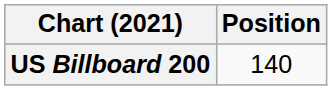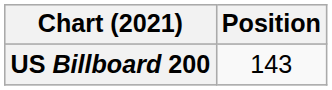(271, 64) 140 -> (271, 64) 143
